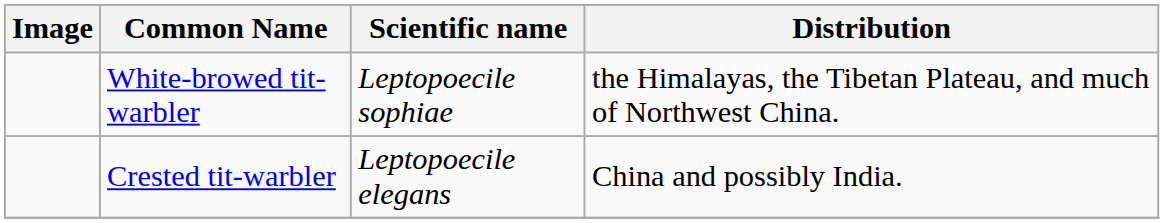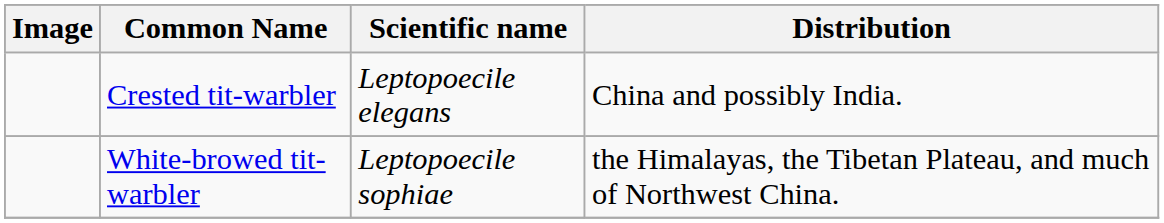rows swapped: (216, 93) <-> (221, 176)
